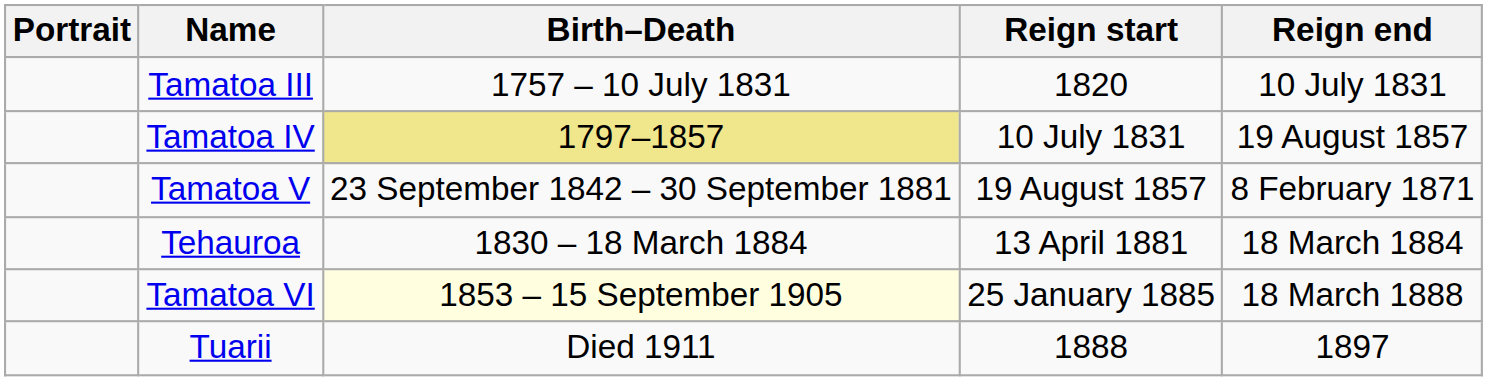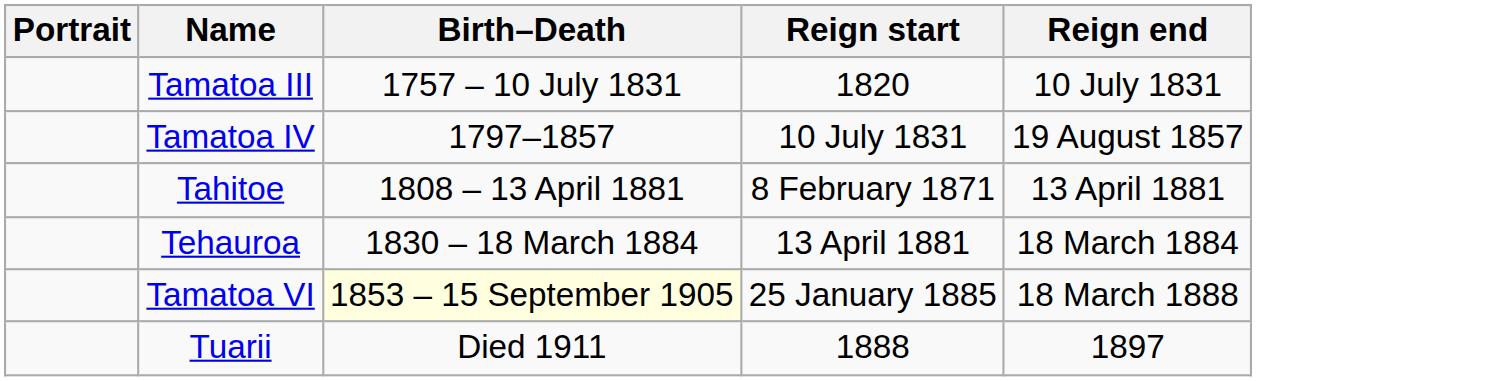(641, 136) khaki background -> (532, 136) no background
- row: (231, 189)
+ row: (231, 189)
